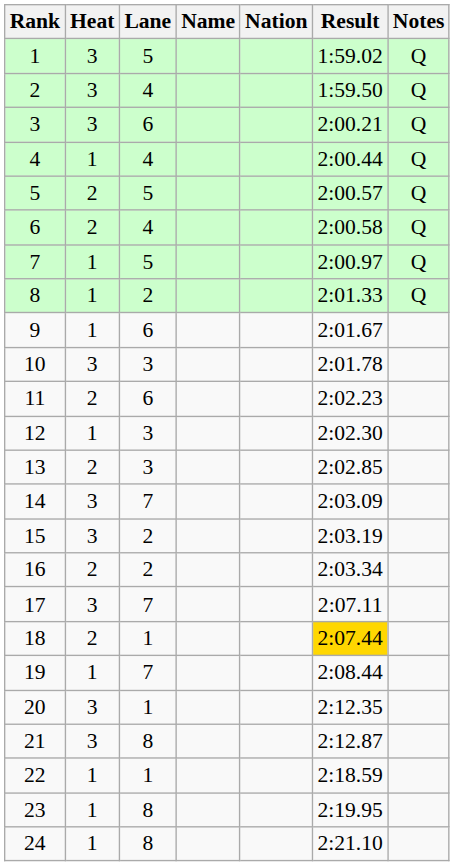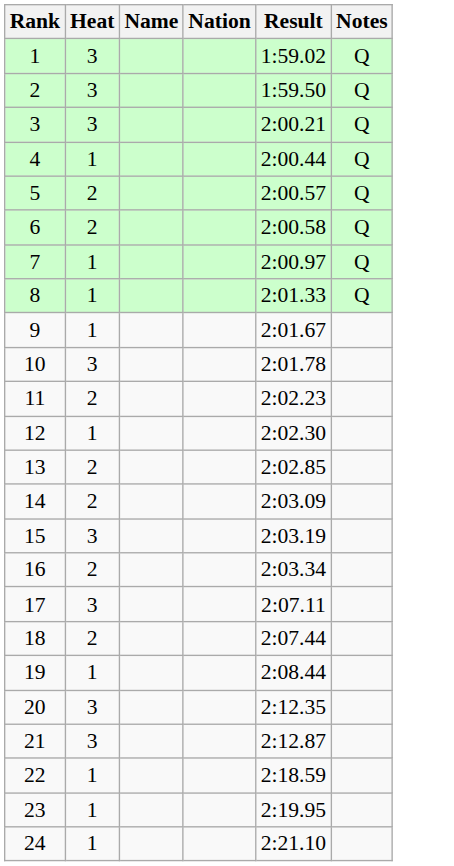- column: (148, 21)
(92, 501) 3 -> (92, 501) 2
(350, 638) gold background -> (293, 638) no background
